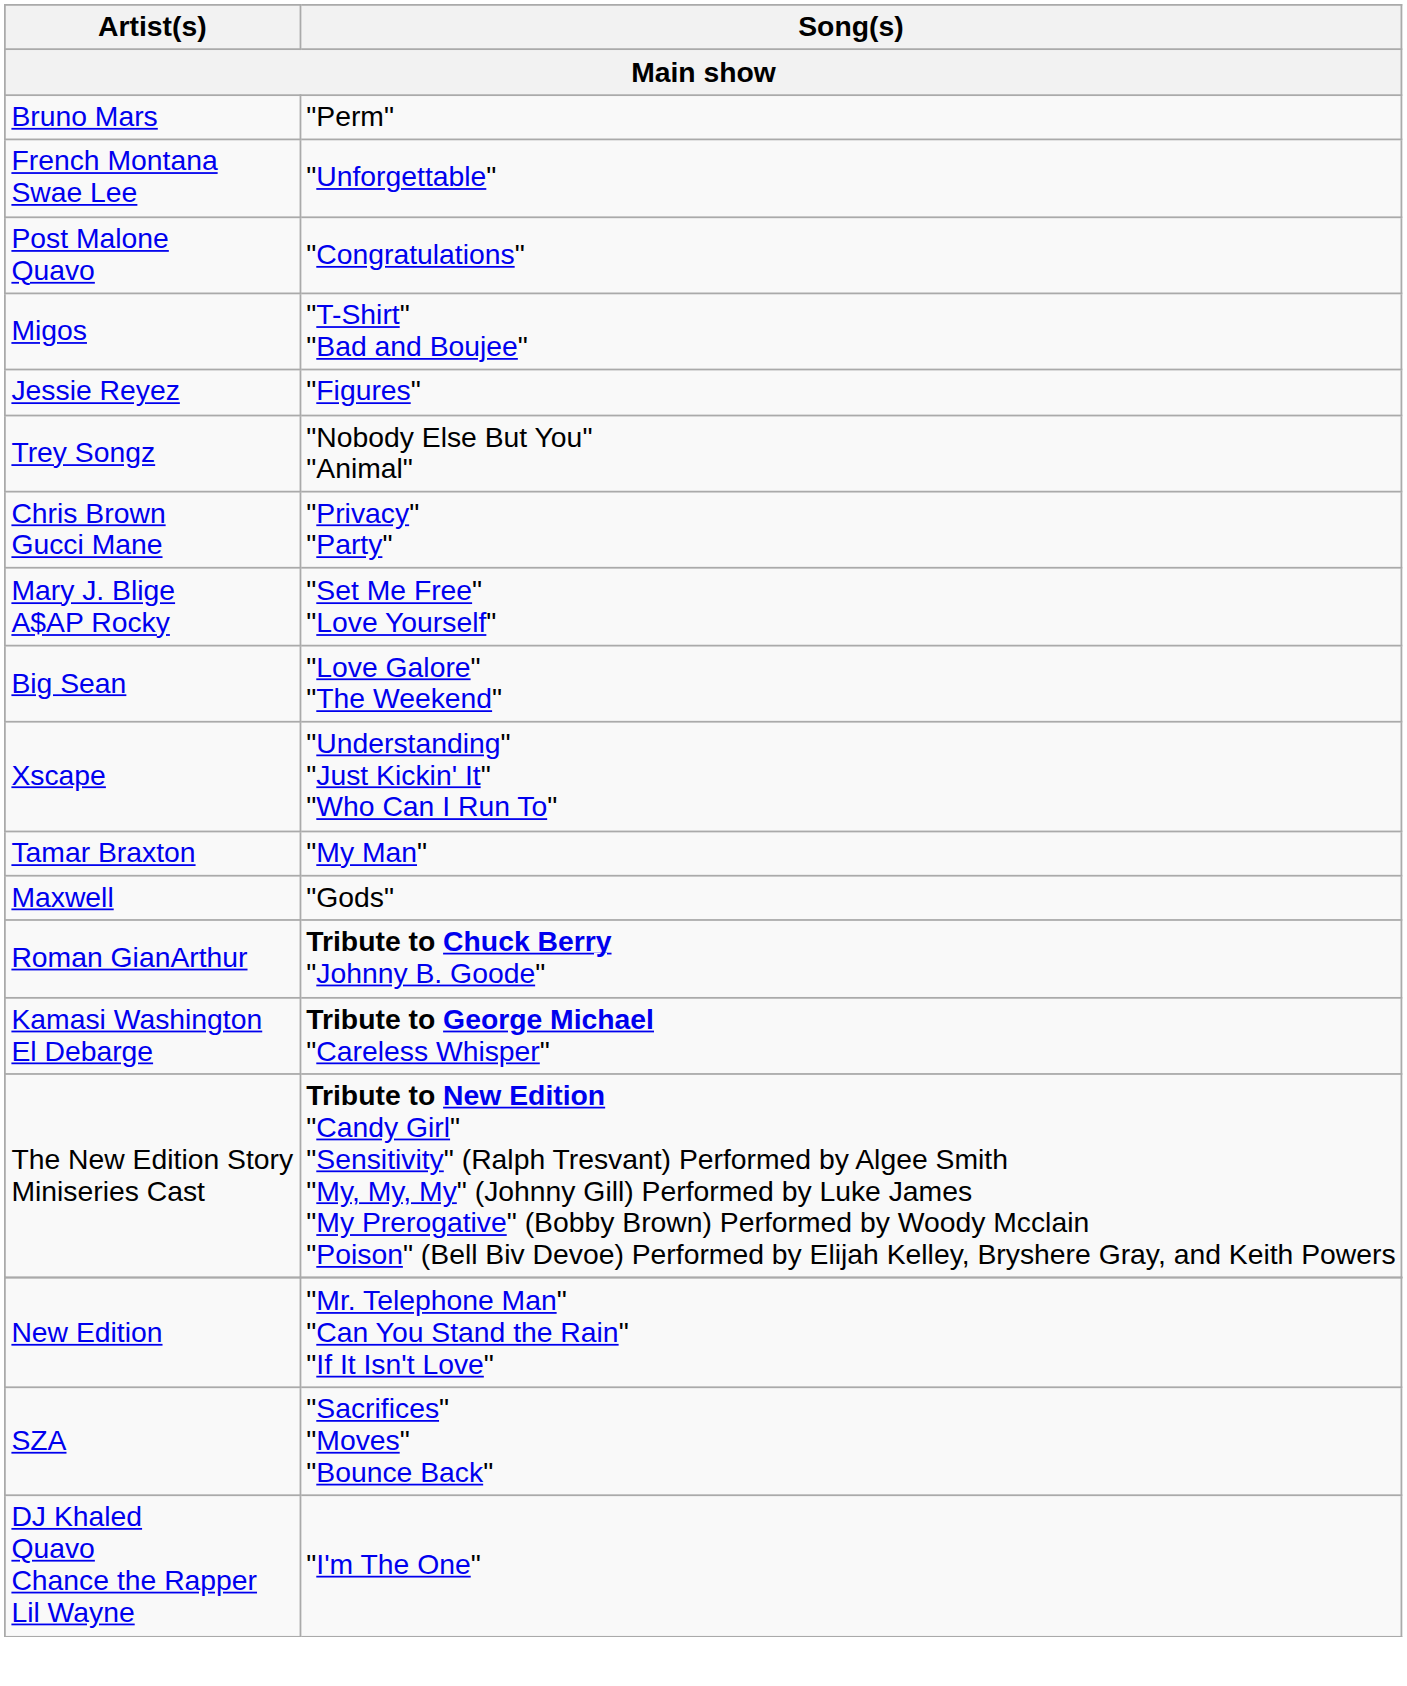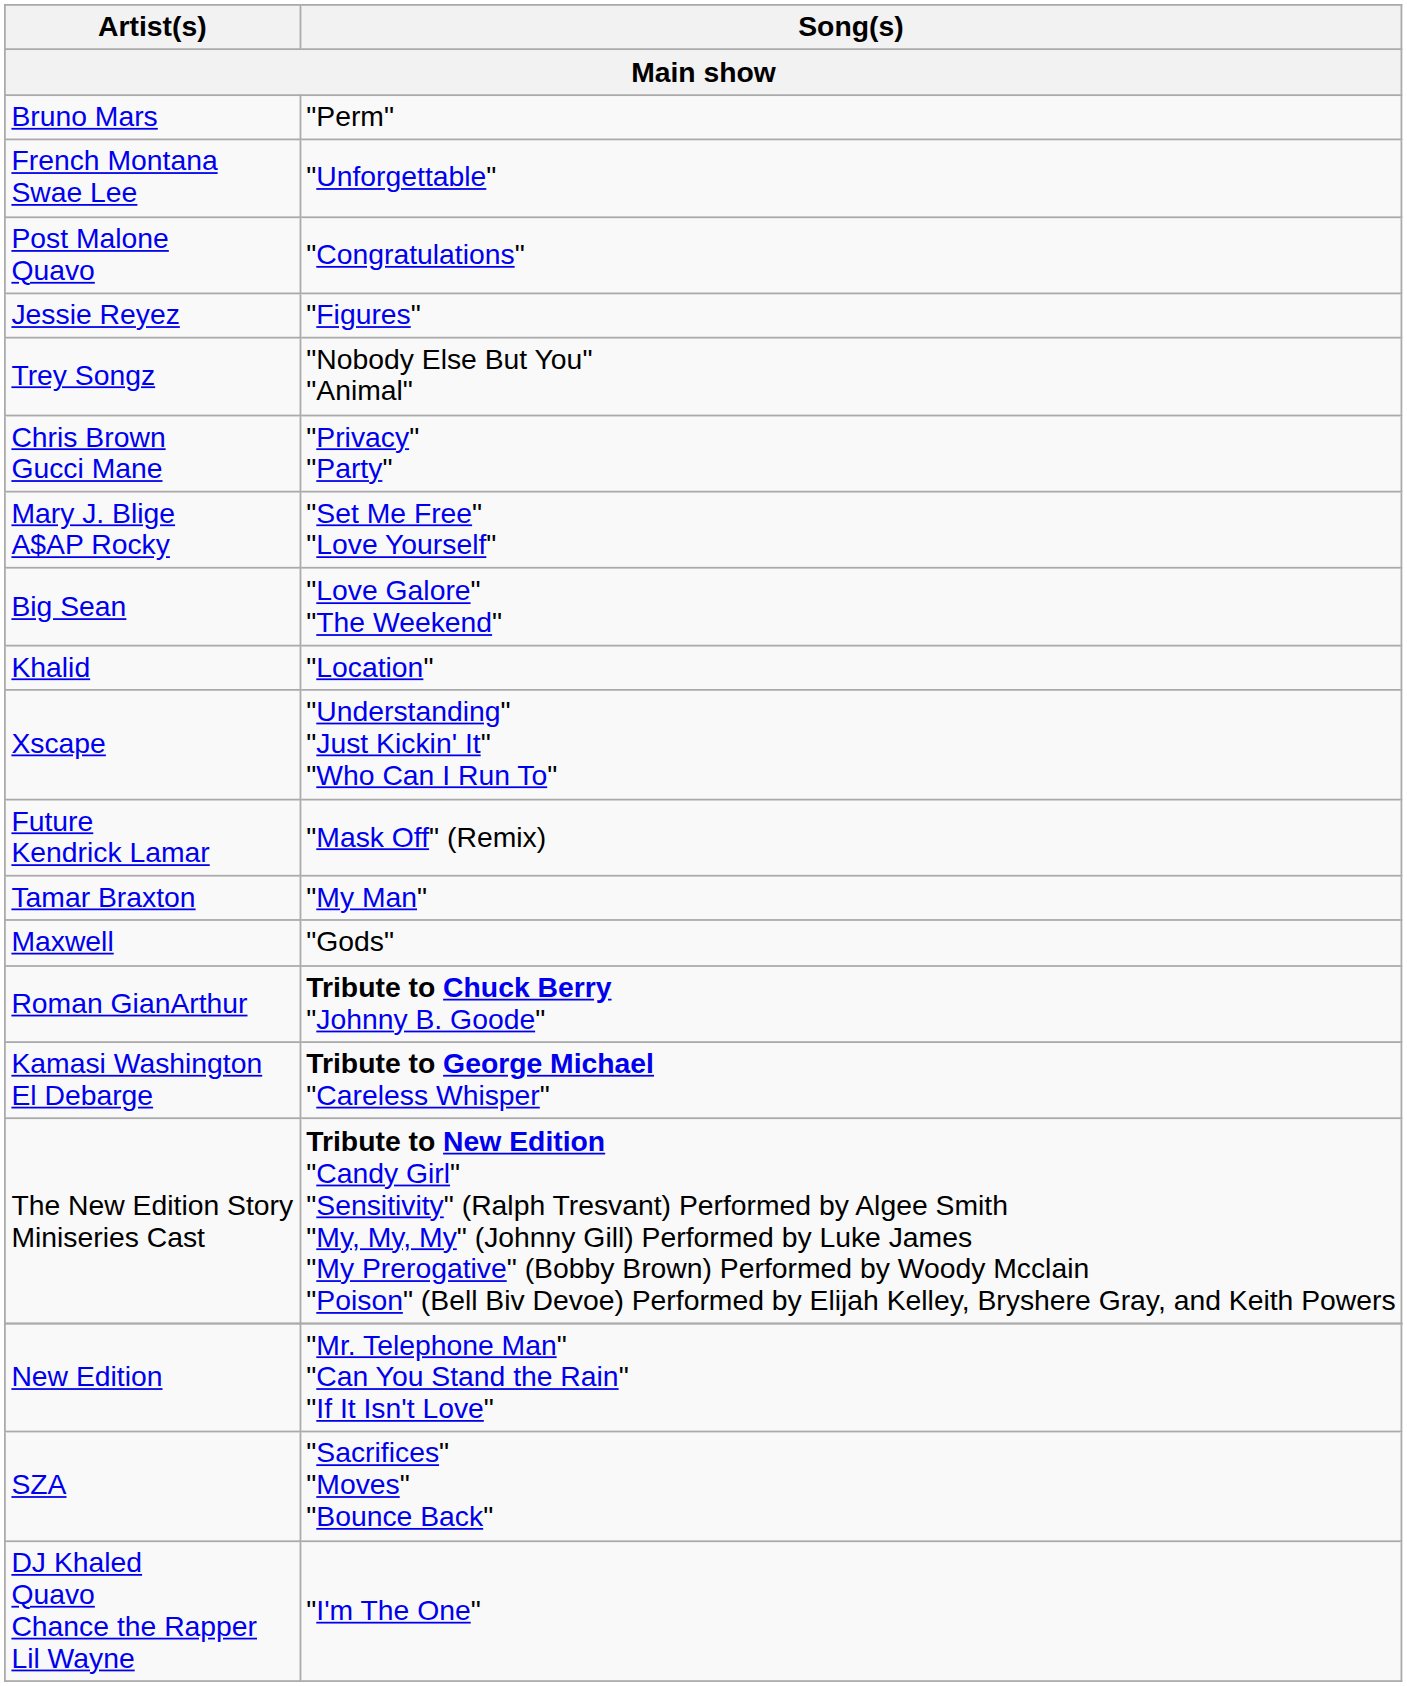- row: (49, 331)
+ row: (51, 667)
+ row: (111, 836)
